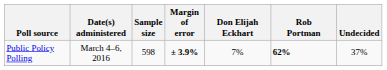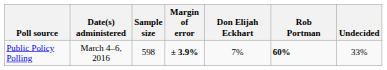(282, 53) 62% -> (282, 53) 60%
(359, 53) 37% -> (359, 53) 33%
